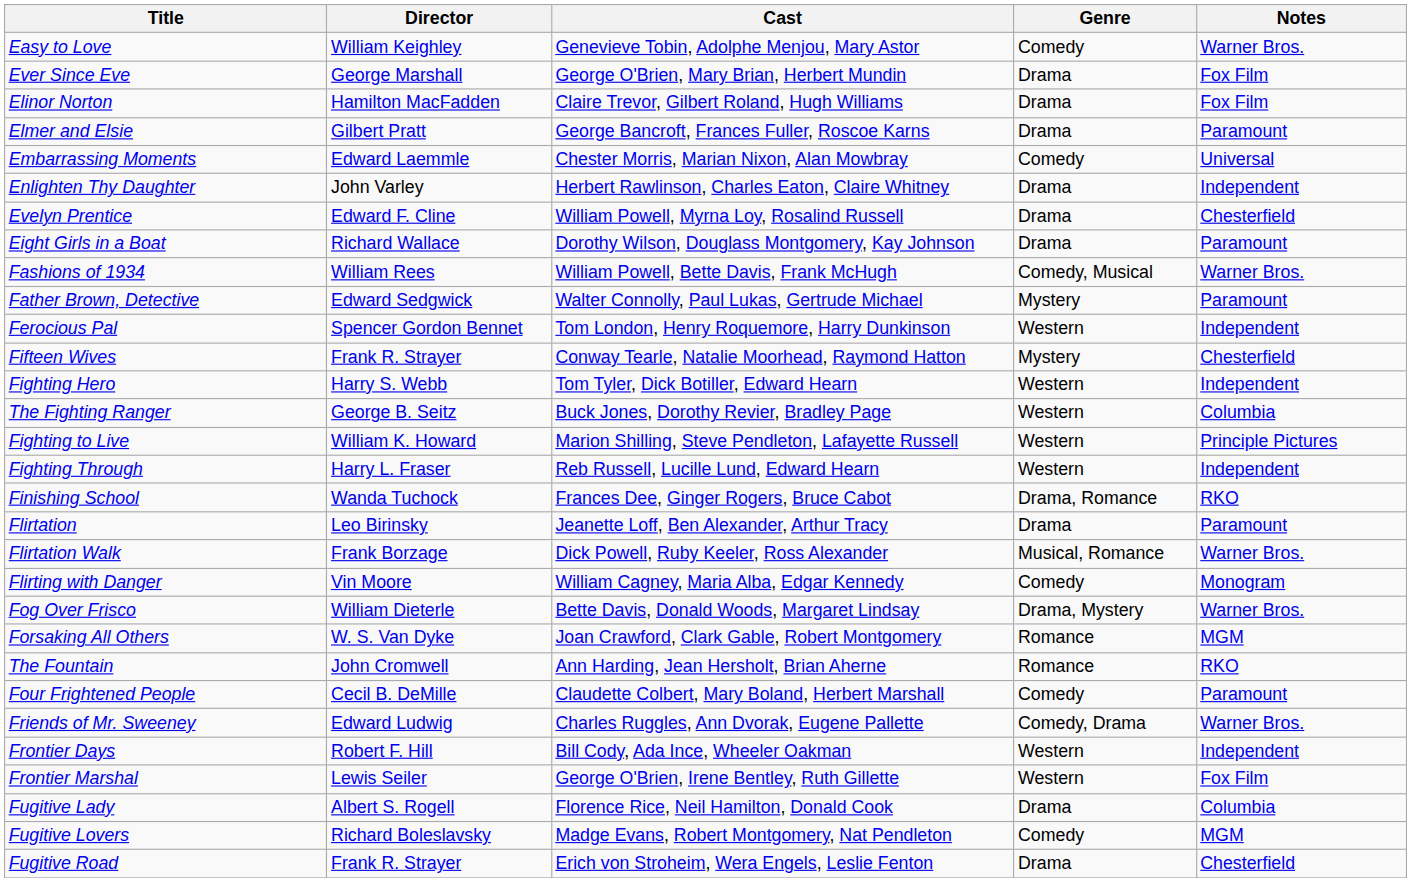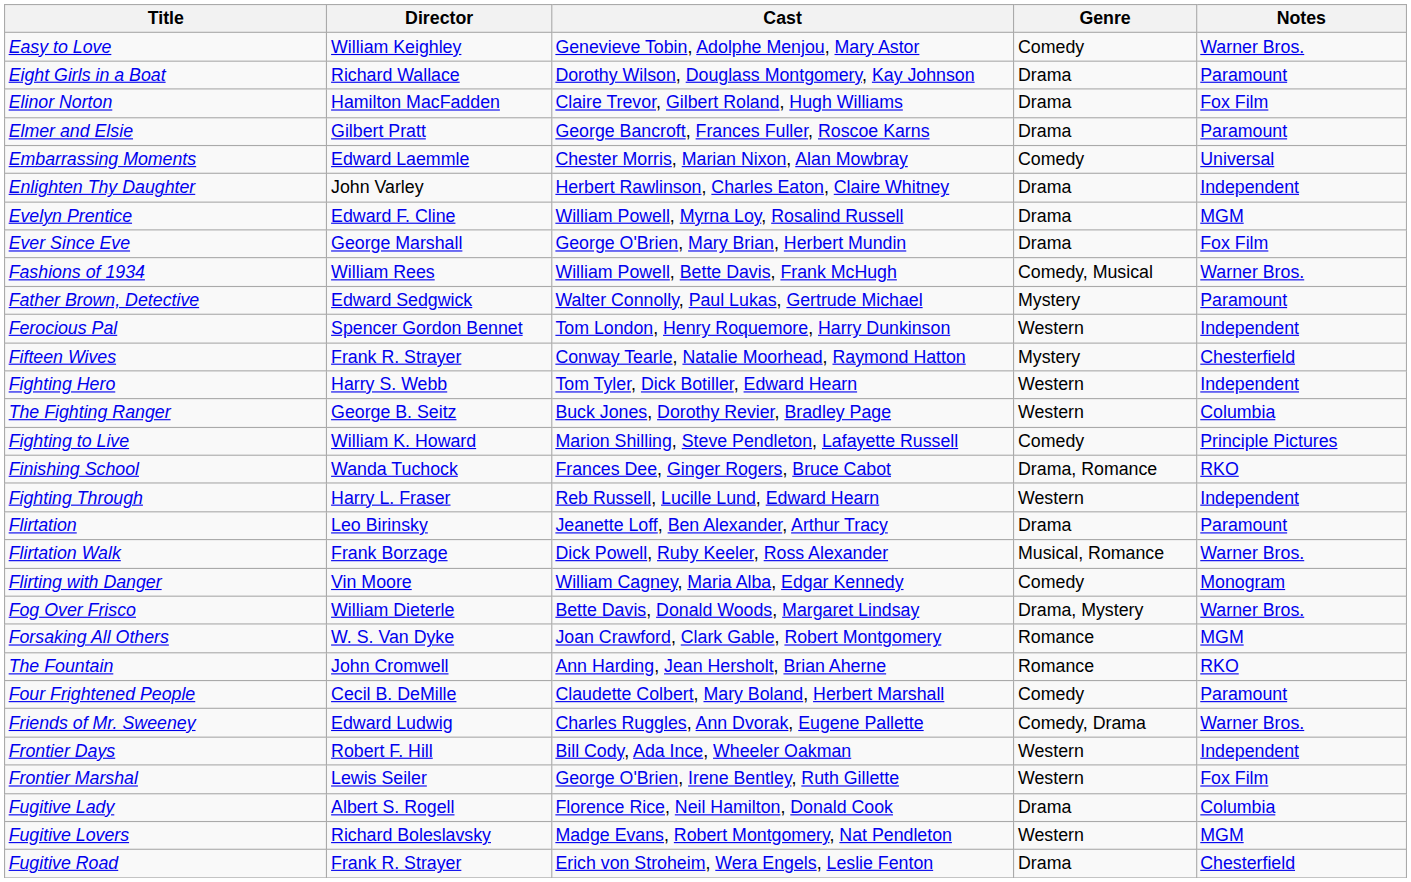rows swapped: (87, 243) <-> (69, 74)
(1248, 215) Chesterfield -> (1222, 215) MGM
(1051, 441) Western -> (1051, 441) Comedy
rows swapped: (76, 469) <-> (74, 497)
(1051, 835) Comedy -> (1051, 835) Western
